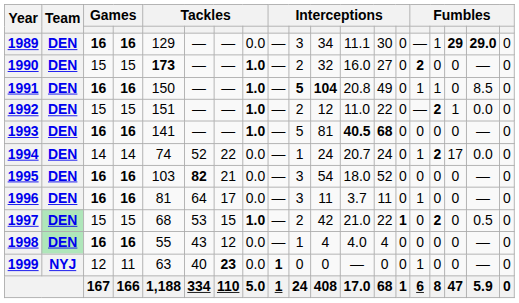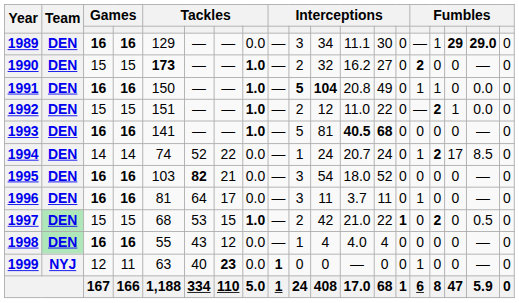(357, 66) 16.0 -> (357, 66) 16.2
(483, 88) 8.5 -> (483, 88) 0.0
(483, 154) 0.0 -> (483, 154) 8.5
